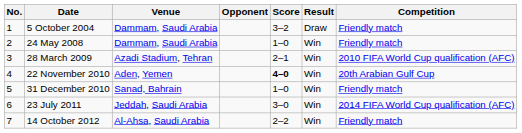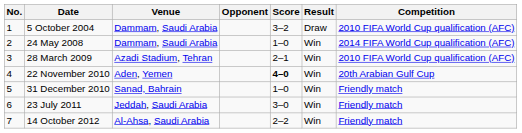(370, 27) Friendly match -> (426, 27) 2010 FIFA World Cup qualification (AFC)
(370, 43) Friendly match -> (426, 43) 2014 FIFA World Cup qualification (AFC)
(426, 105) 2014 FIFA World Cup qualification (AFC) -> (370, 105) Friendly match
